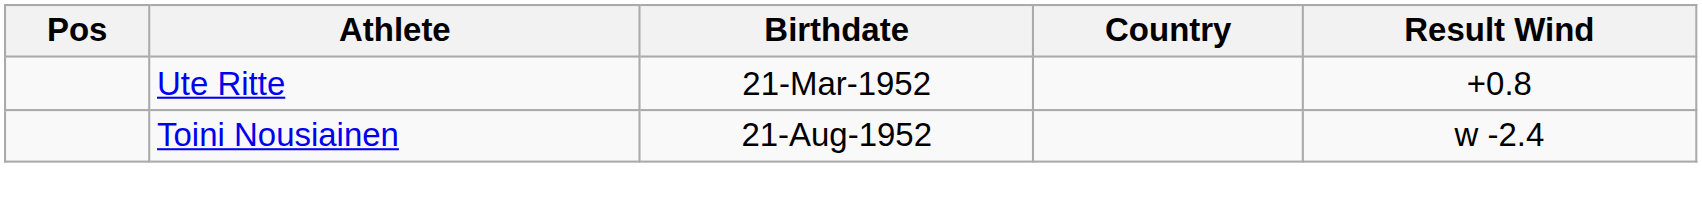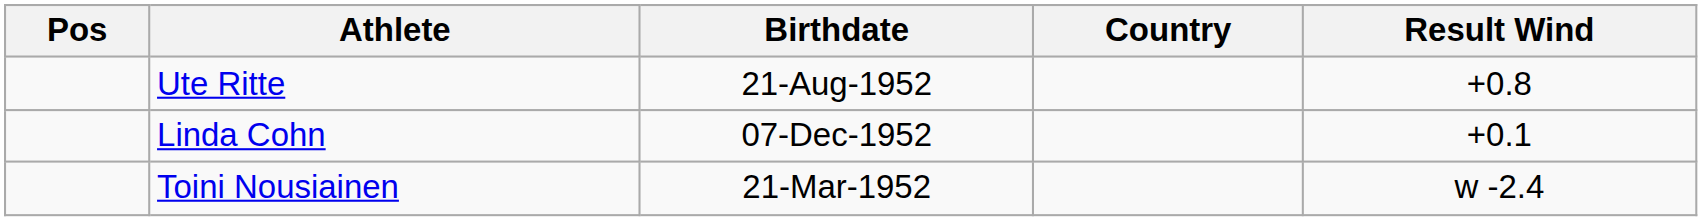(837, 82) 21-Mar-1952 -> (837, 82) 21-Aug-1952
+ row: (241, 135)
(837, 135) 21-Aug-1952 -> (837, 187) 21-Mar-1952
